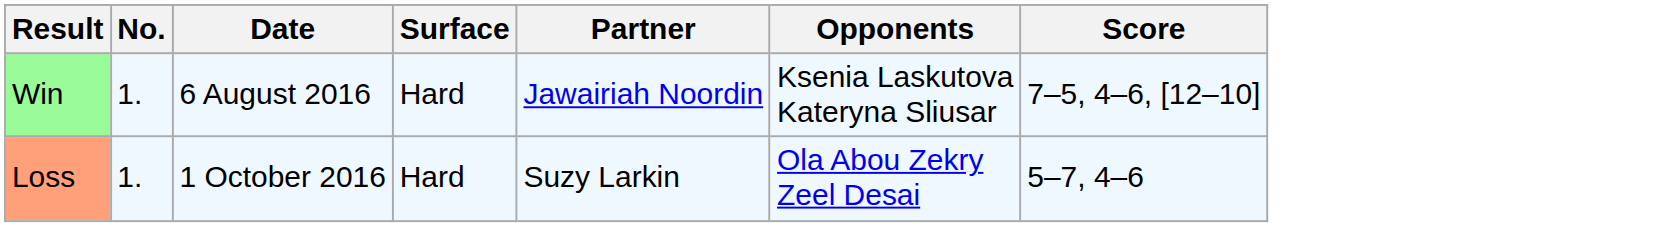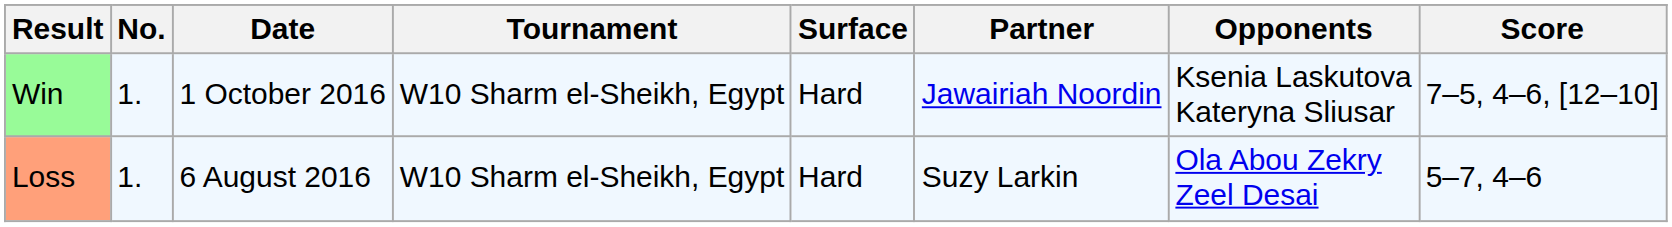+ column: (592, 28)
(275, 94) 6 August 2016 -> (283, 94) 1 October 2016
(283, 177) 1 October 2016 -> (275, 177) 6 August 2016
